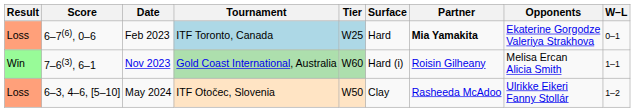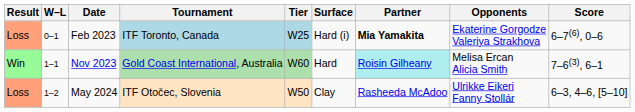columns swapped: (616, 12) <-> (82, 12)
(380, 35) Hard -> (332, 35) Hard (i)
(386, 64) Hard (i) -> (325, 64) Hard
(449, 64) no background -> (395, 64) paleturquoise background
